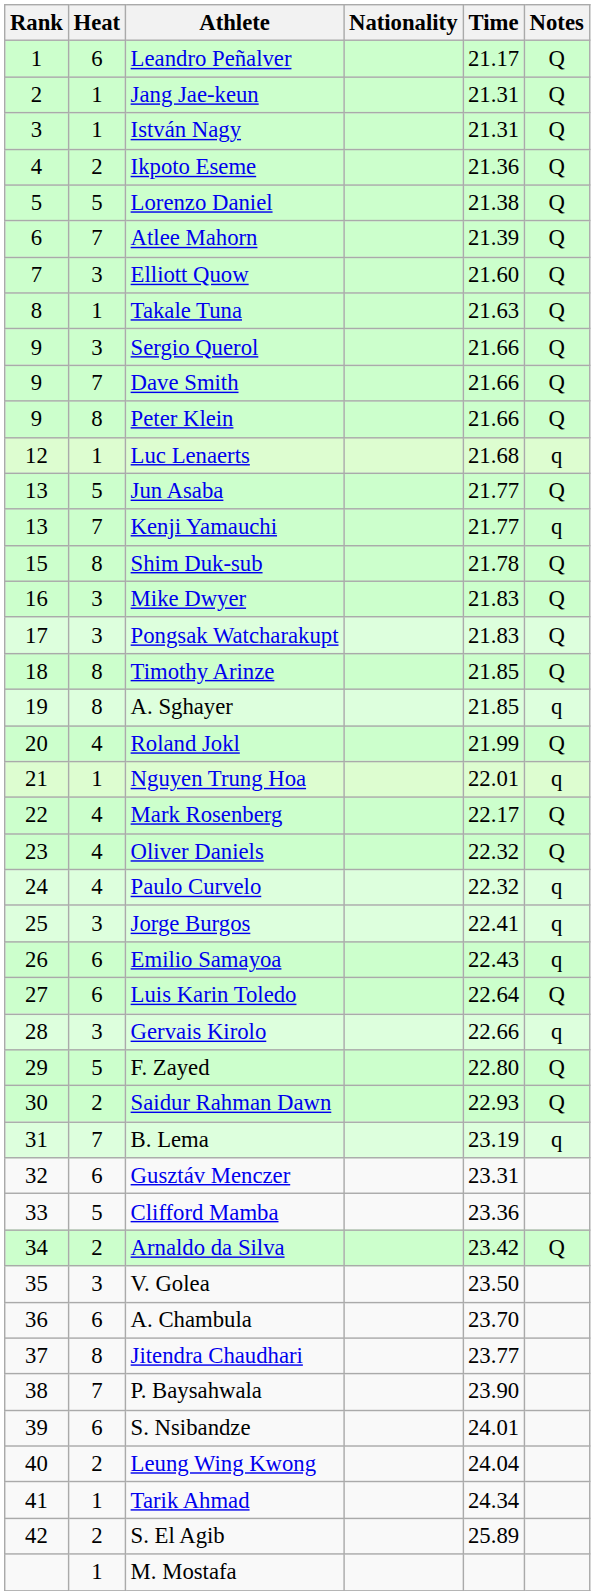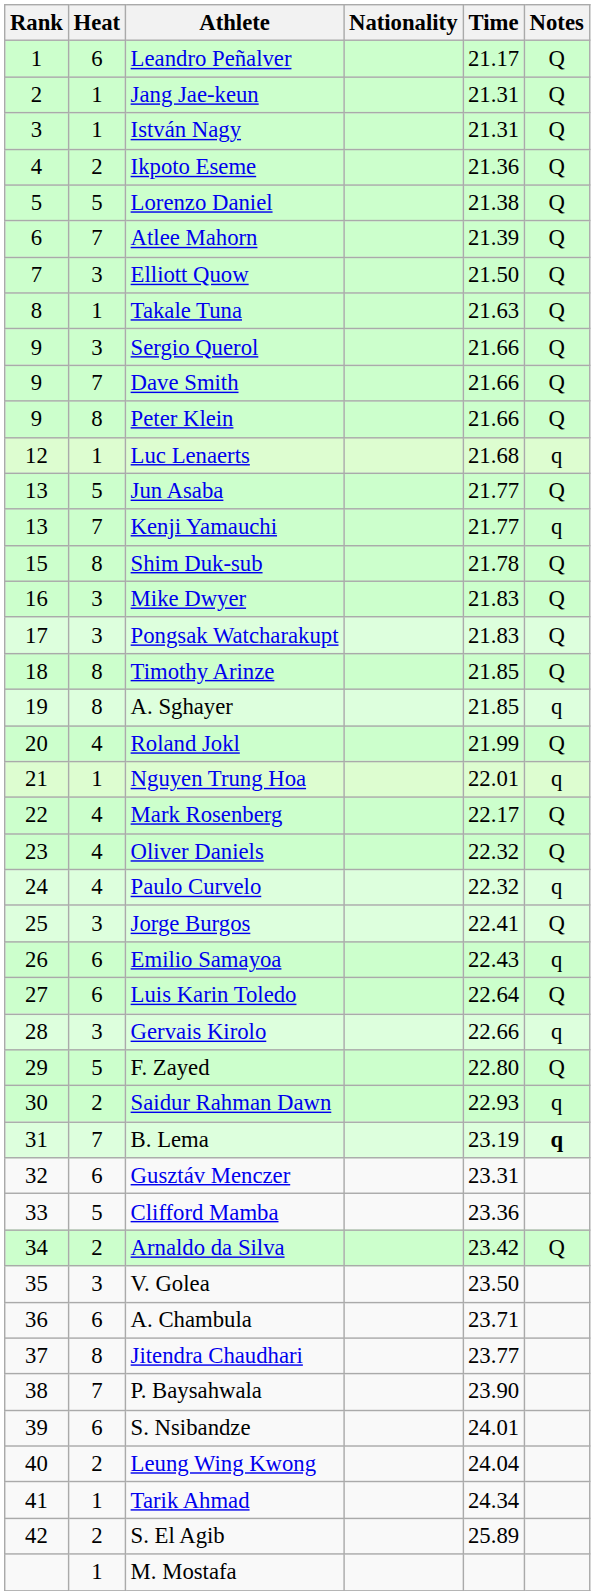(494, 274) 21.60 -> (494, 274) 21.50
(557, 923) q -> (557, 923) Q
(557, 1103) Q -> (557, 1103) q
(557, 1139) normal -> (557, 1139) bold
(494, 1319) 23.70 -> (494, 1319) 23.71
